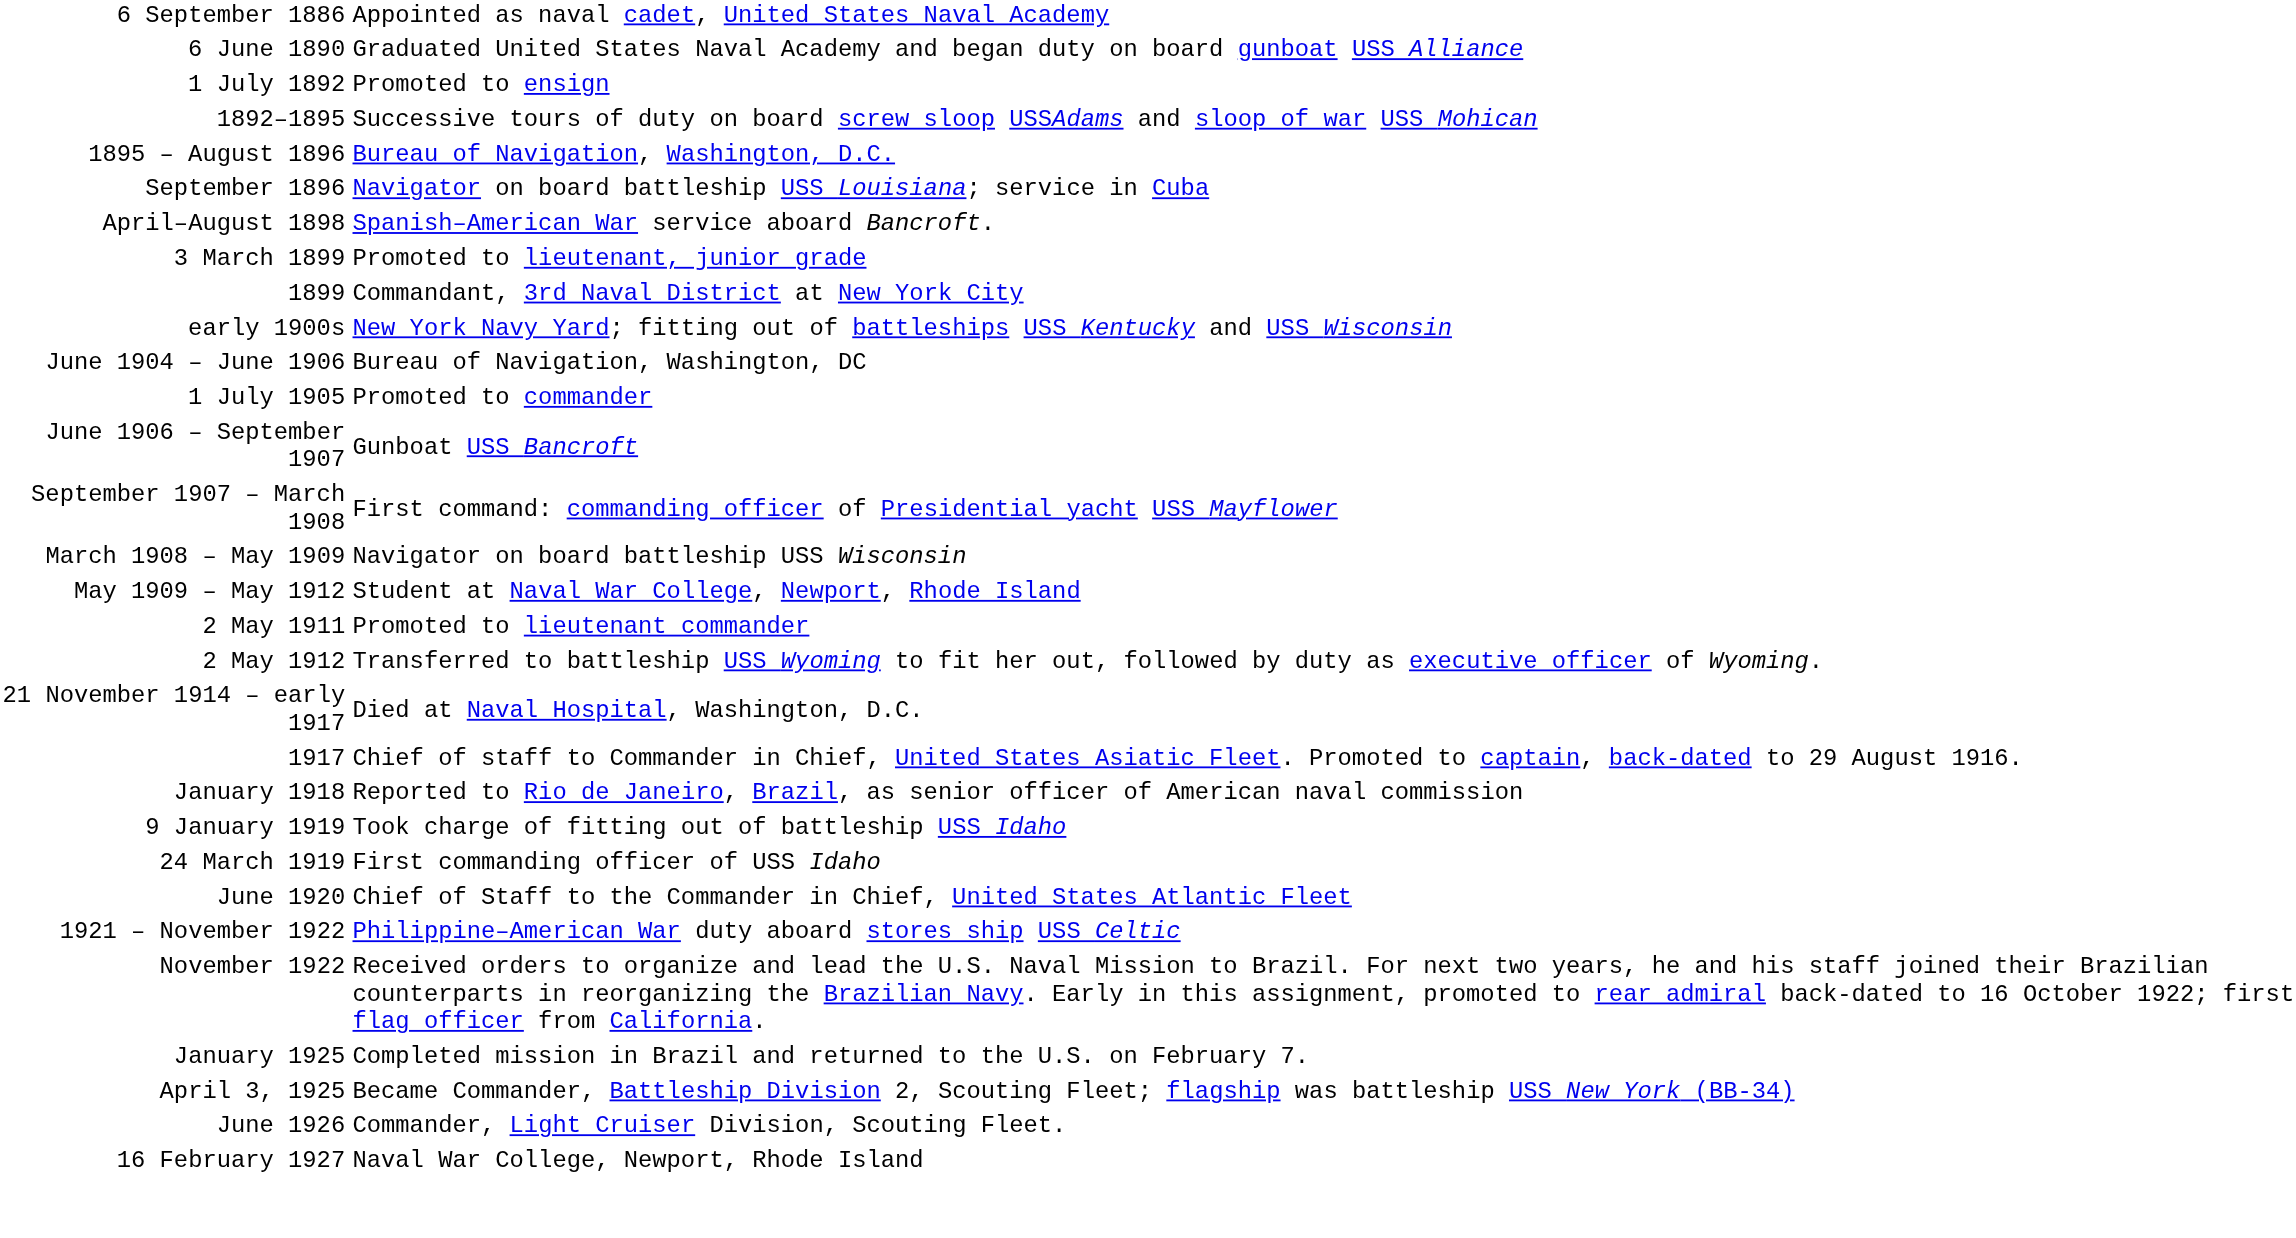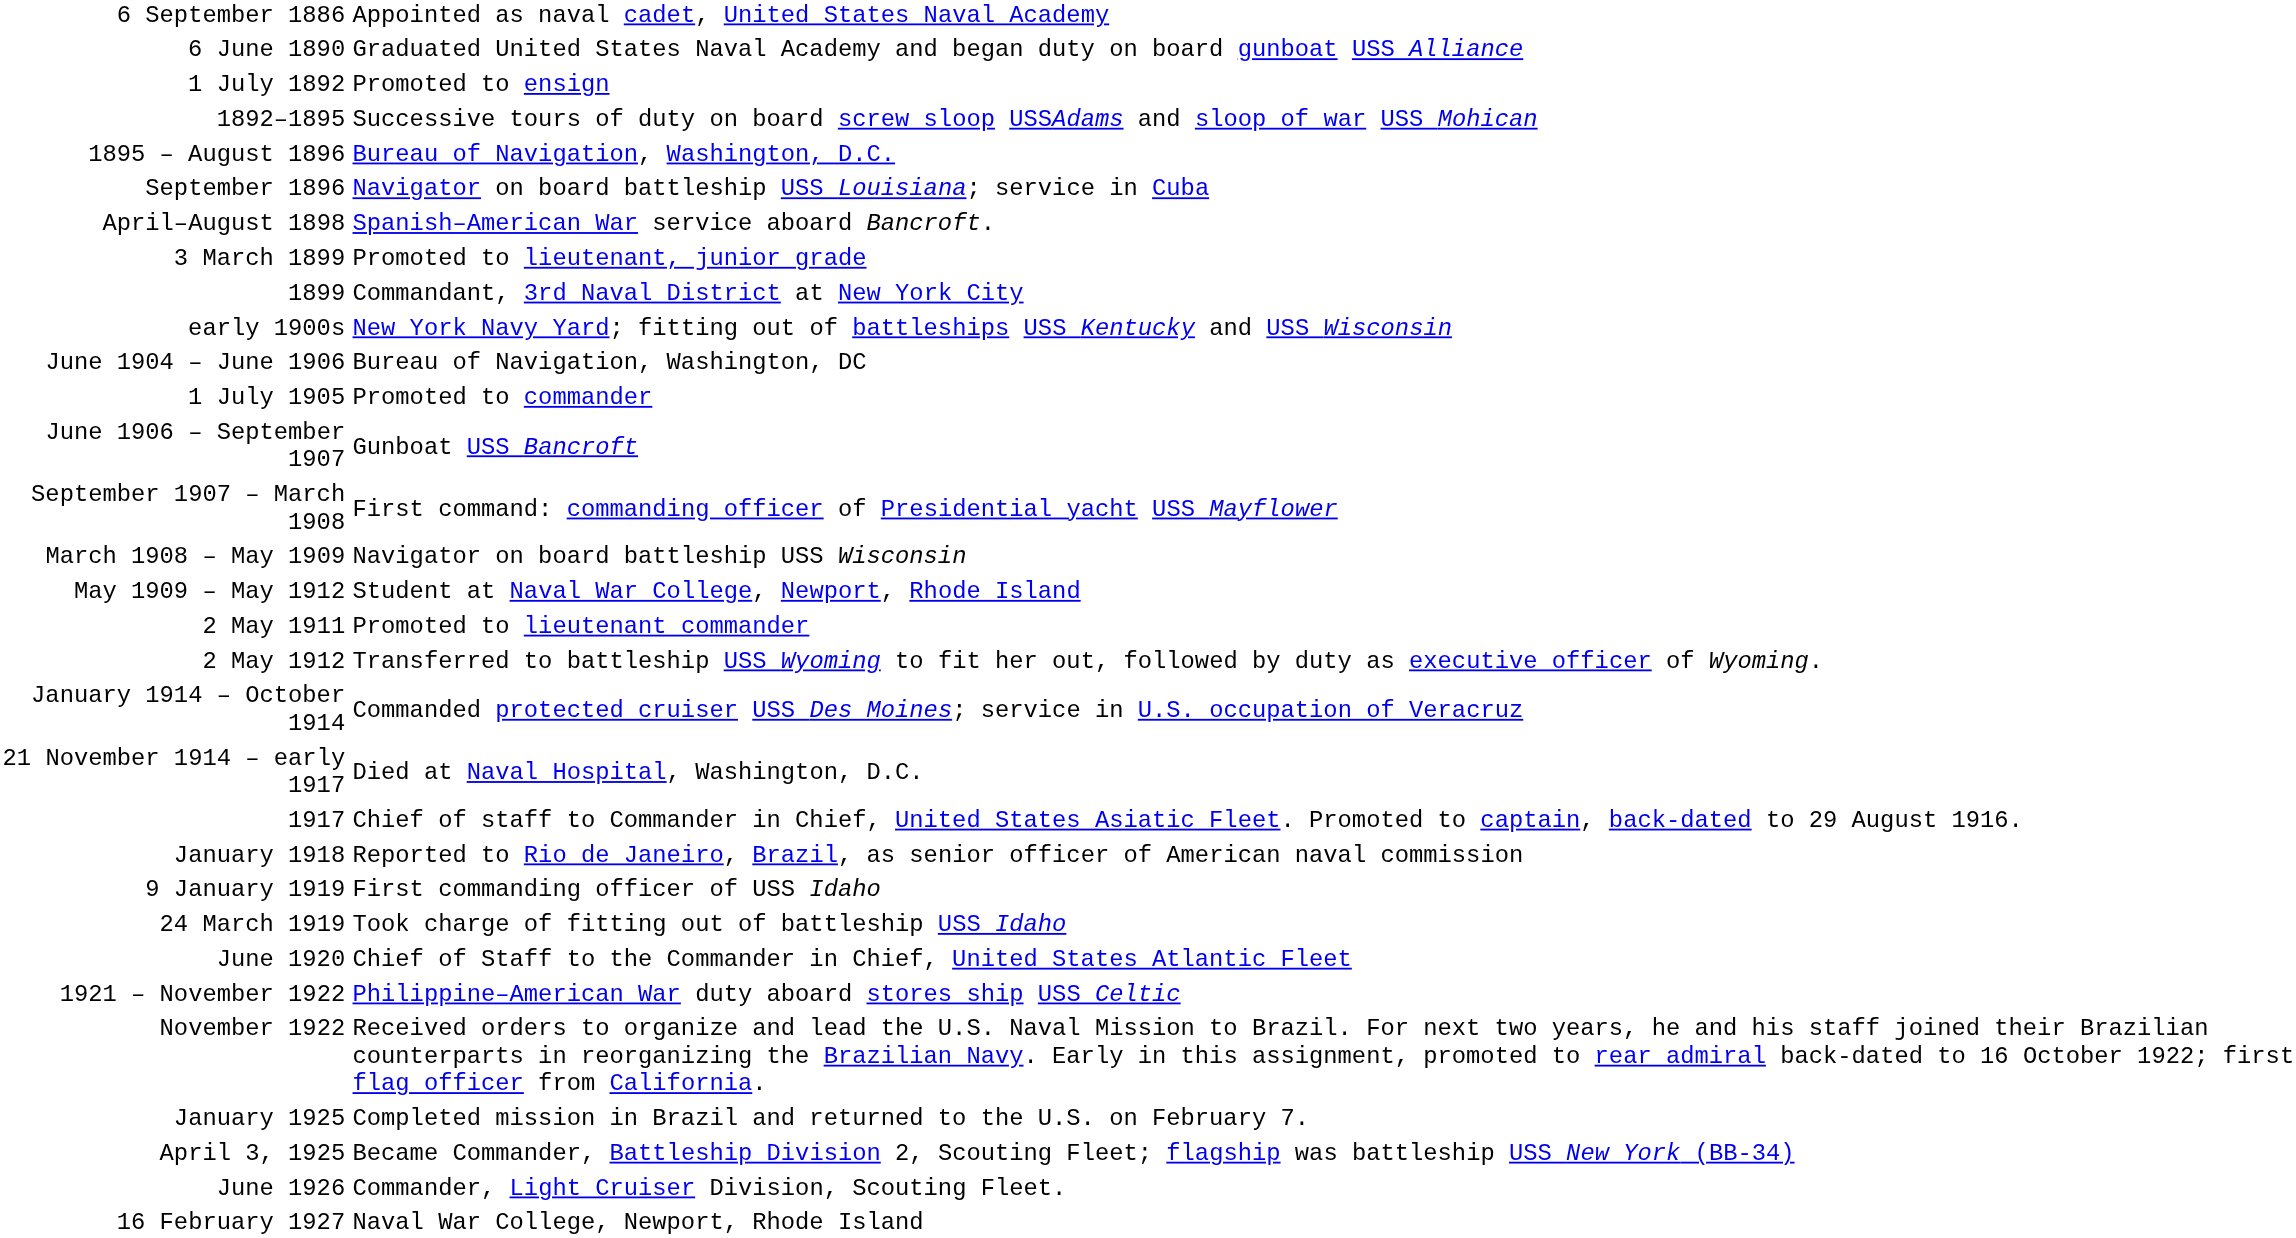+ row: (188, 710)
(709, 828) Took charge of fitting out of battleship USS Idaho -> (617, 890) First commanding officer of USS Idaho
(617, 863) First commanding officer of USS Idaho -> (709, 925) Took charge of fitting out of battleship USS Idaho
